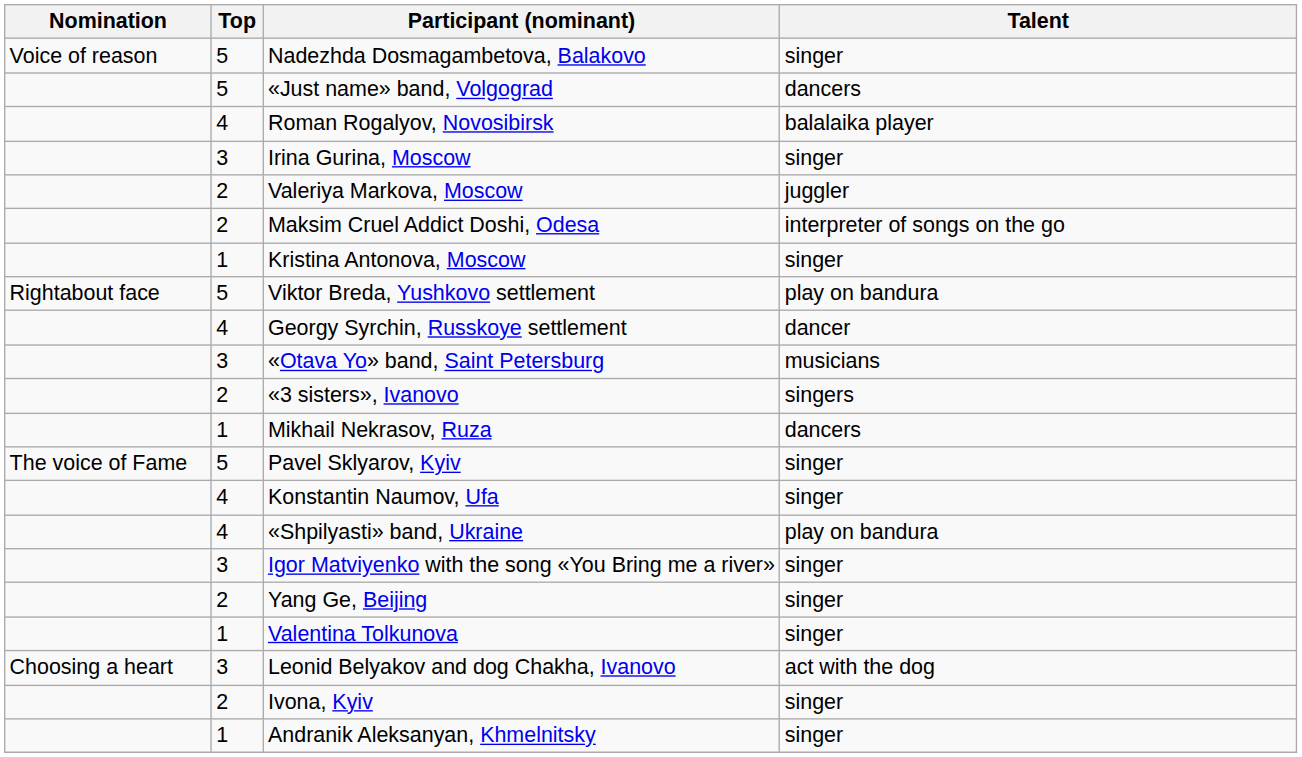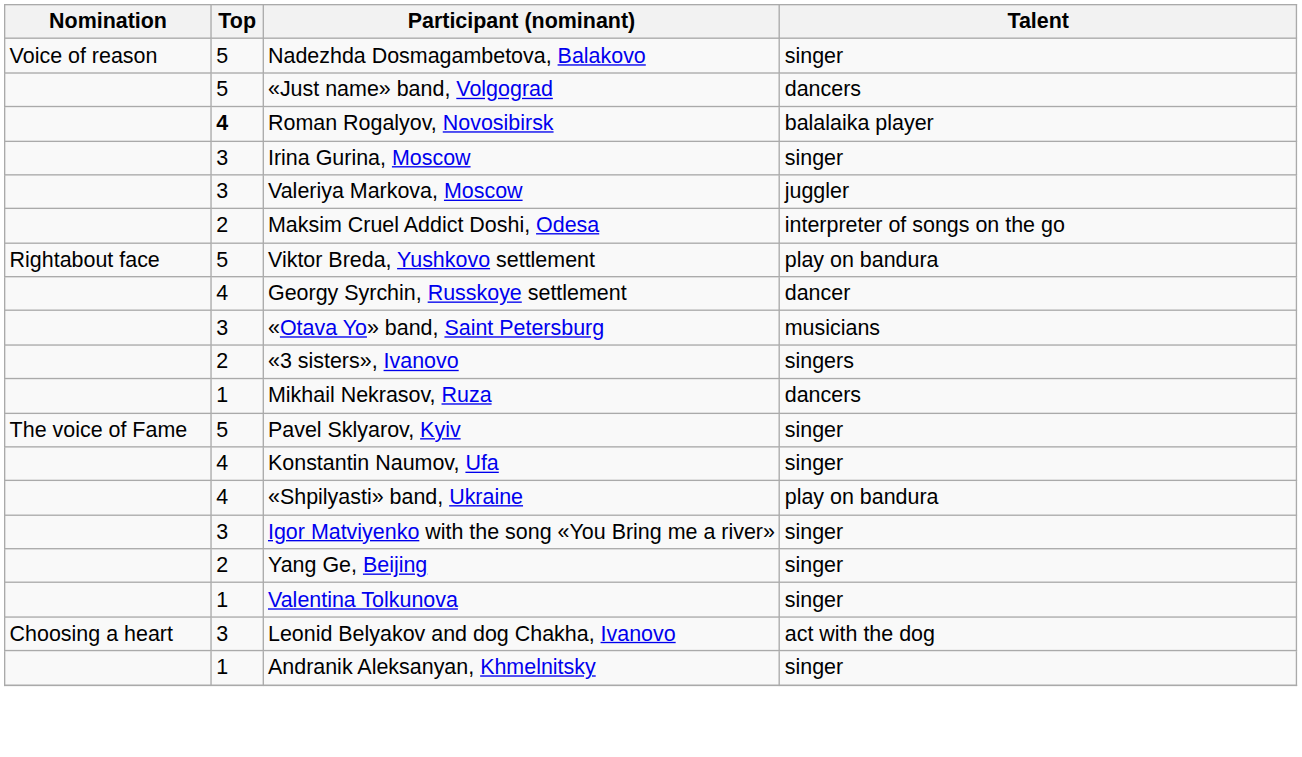(222, 123) normal -> (222, 123) bold
(222, 191) 2 -> (222, 191) 3
- row: (397, 259)
- row: (320, 701)
